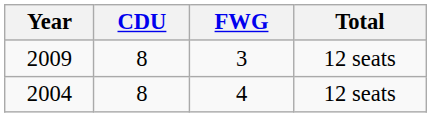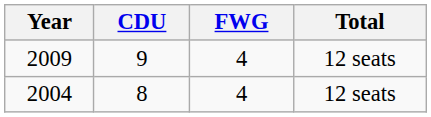(142, 58) 8 -> (142, 58) 9
(242, 58) 3 -> (242, 58) 4
